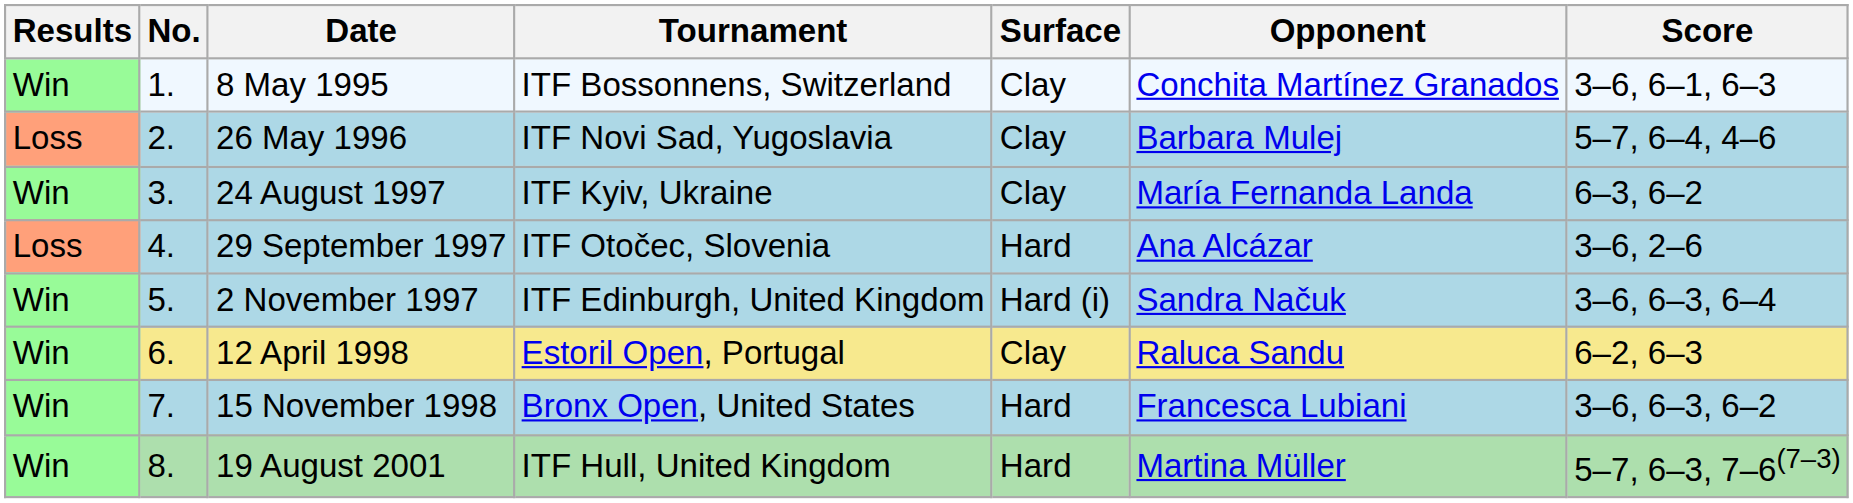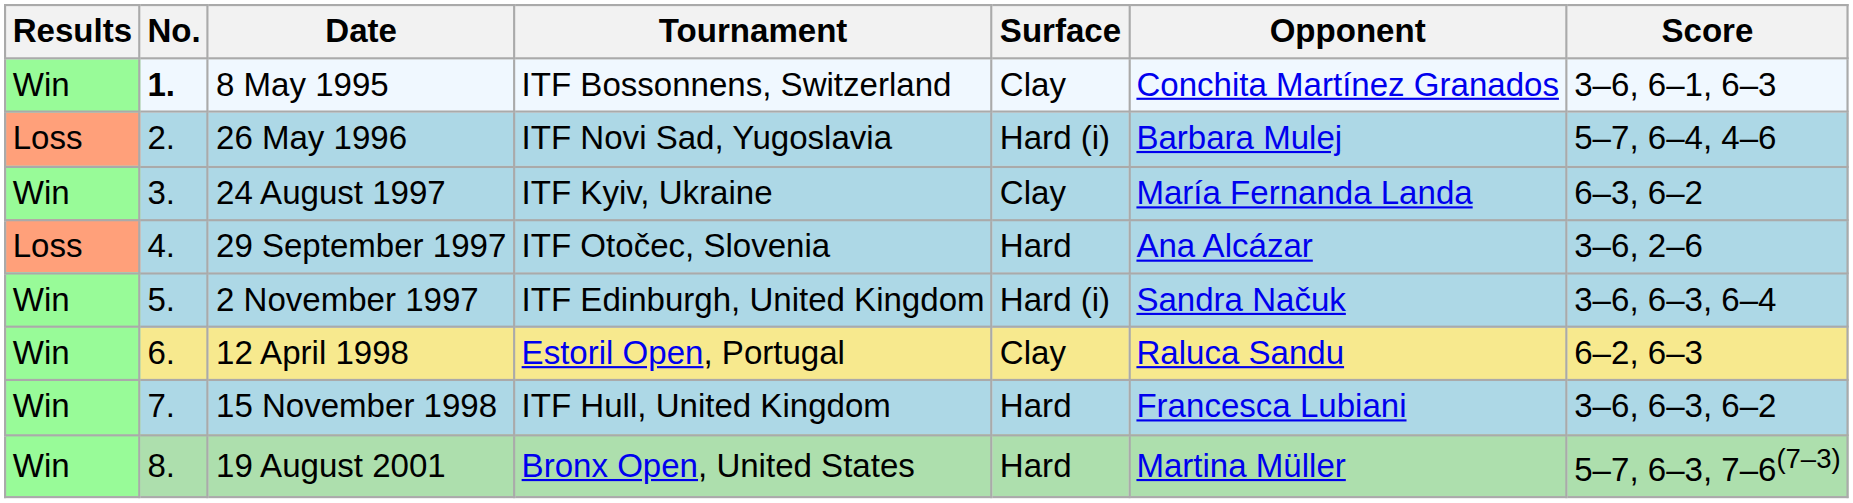(161, 84) normal -> (161, 84) bold
(1033, 138) Clay -> (1055, 138) Hard (i)
(718, 406) Bronx Open, United States -> (706, 406) ITF Hull, United Kingdom
(706, 464) ITF Hull, United Kingdom -> (718, 464) Bronx Open, United States
